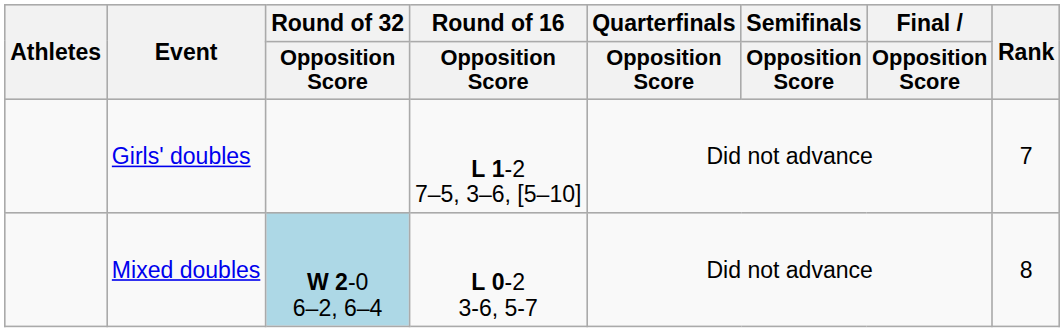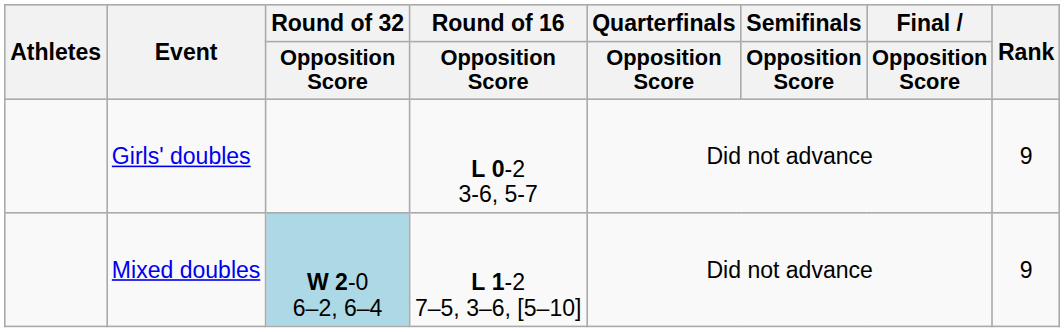(498, 182) L 1-2 7–5, 3–6, [5–10] -> (498, 182) L 0-2 3-6, 5-7
(1026, 157) 7 -> (1026, 157) 9
(498, 295) L 0-2 3-6, 5-7 -> (498, 295) L 1-2 7–5, 3–6, [5–10]
(1026, 270) 8 -> (1026, 270) 9
